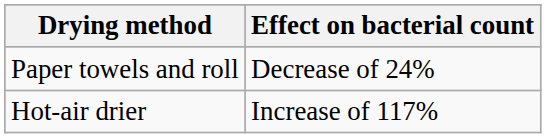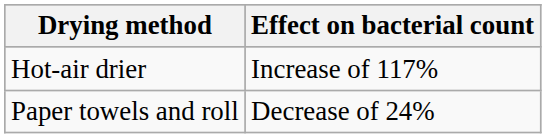rows swapped: (125, 68) <-> (79, 111)
